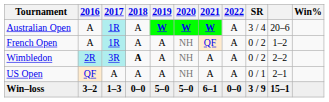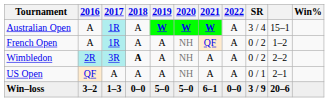(280, 27) 20–6 -> (280, 27) 15–1
(280, 89) 15–1 -> (280, 89) 20–6
